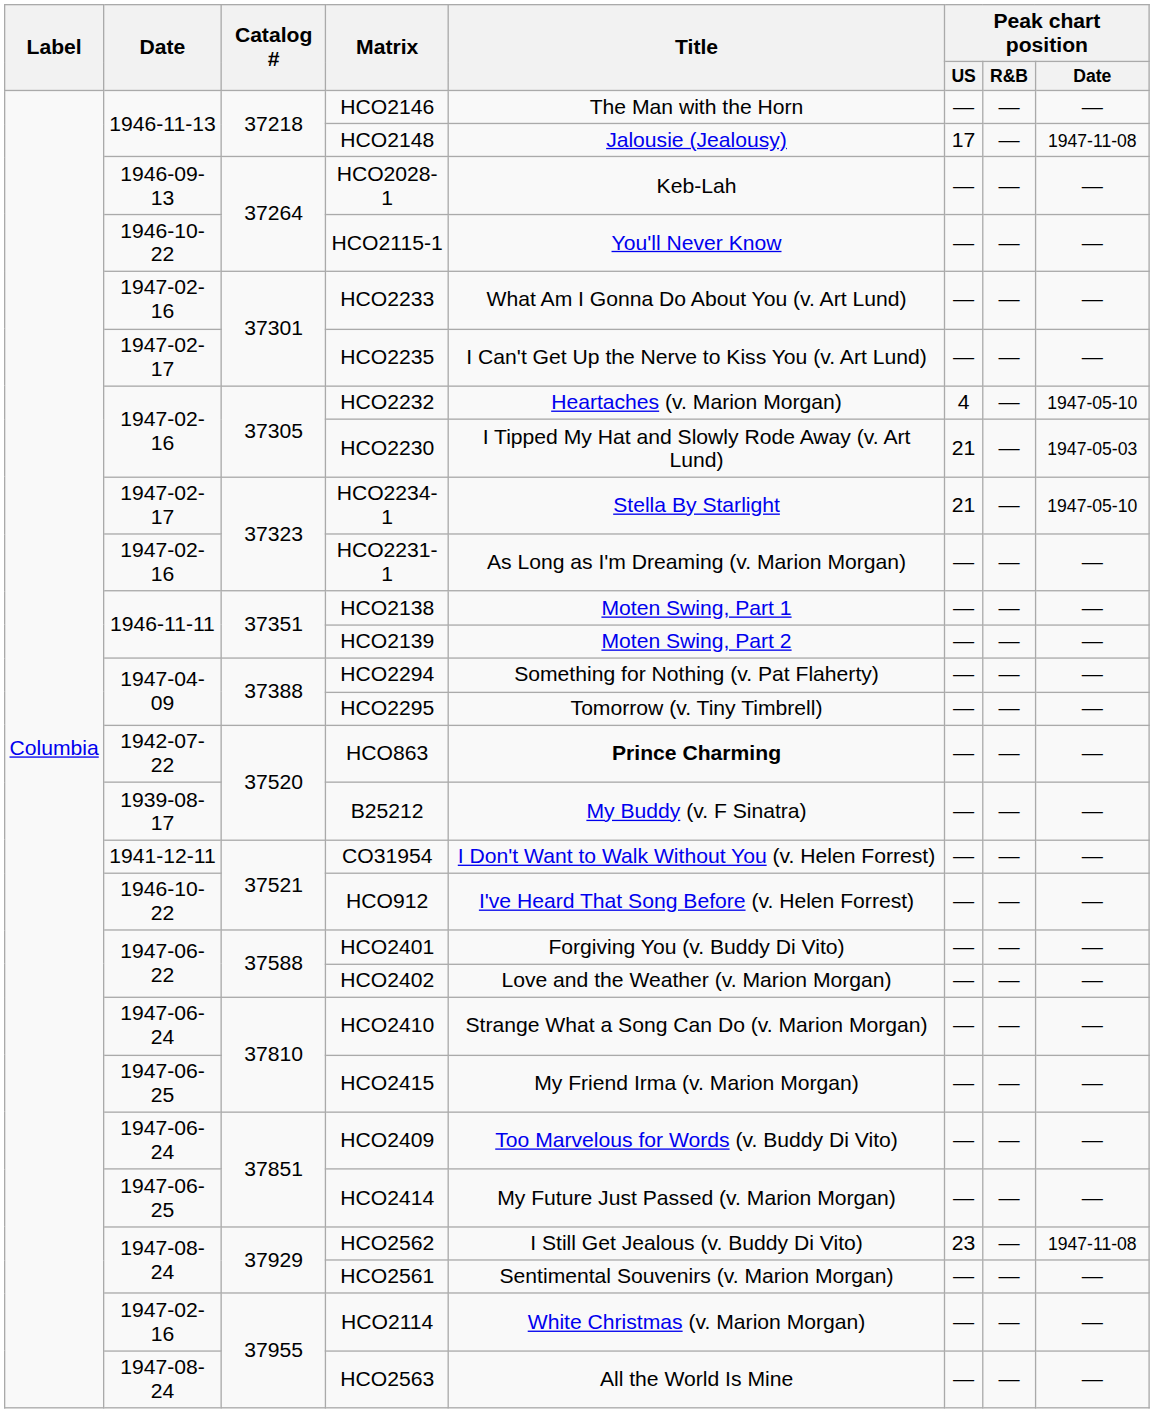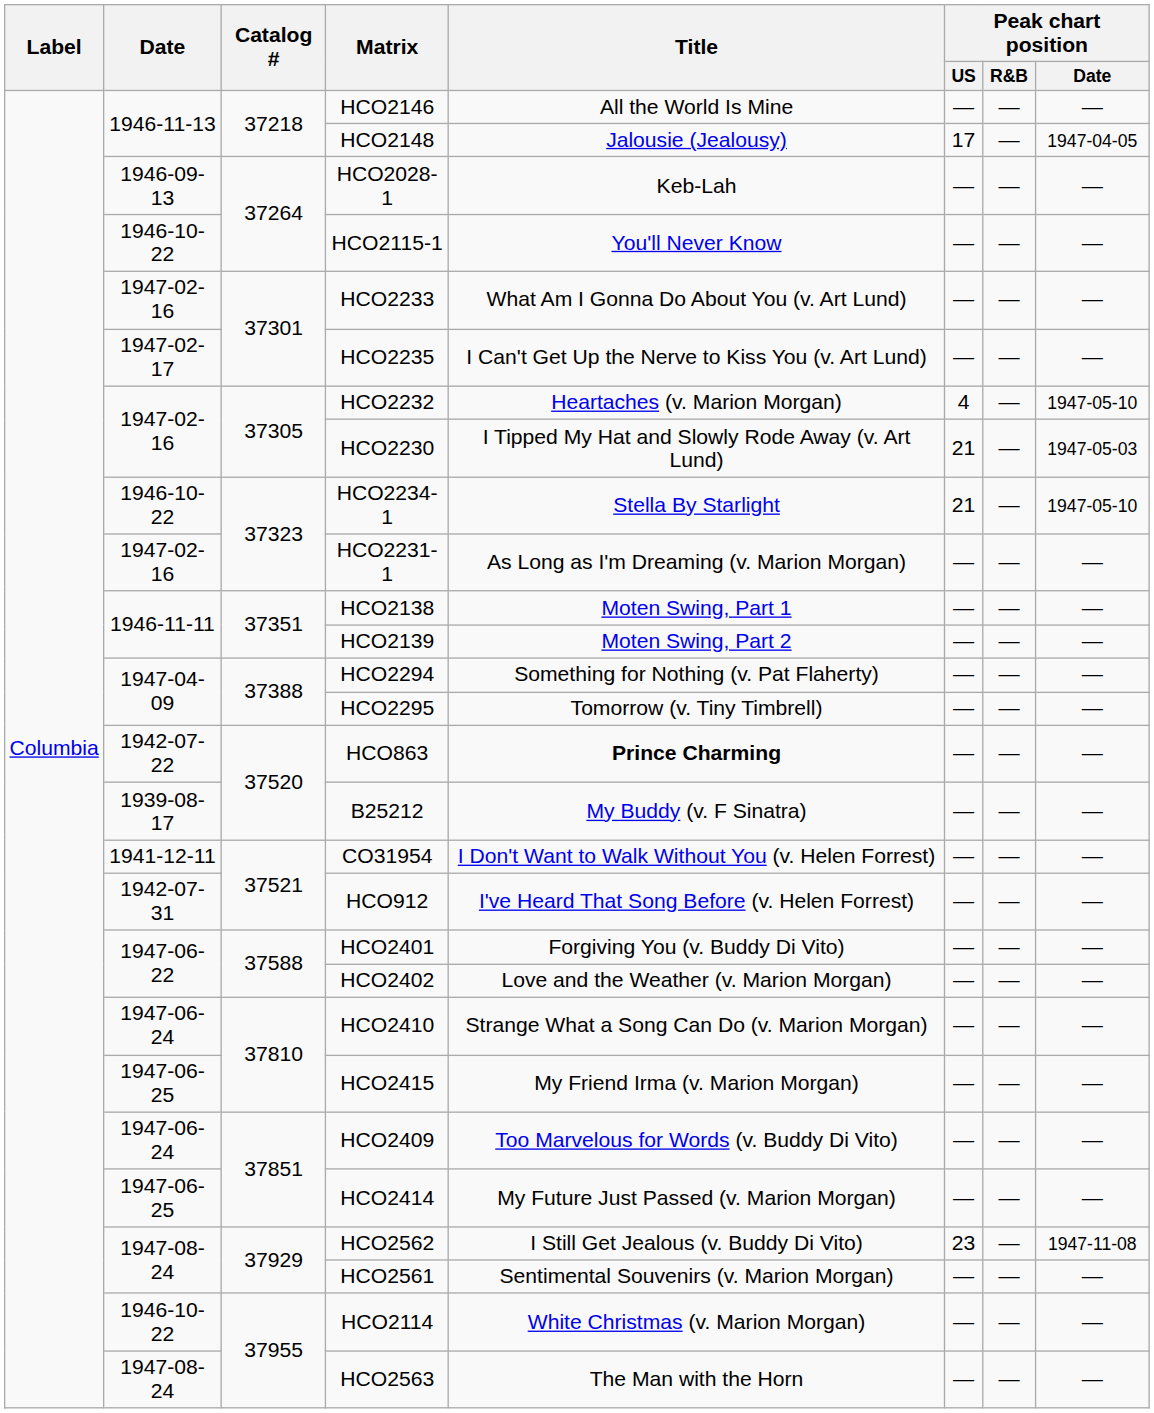(697, 106) The Man with the Horn -> (697, 106) All the World Is Mine
(1092, 141) 1947-11-08 -> (1092, 141) 1947-04-05
(162, 505) 1947-02-17 -> (162, 505) 1946-10-22
(162, 901) 1946-10-22 -> (162, 901) 1942-07-31
(162, 1322) 1947-02-16 -> (162, 1322) 1946-10-22
(697, 1379) All the World Is Mine -> (697, 1379) The Man with the Horn
